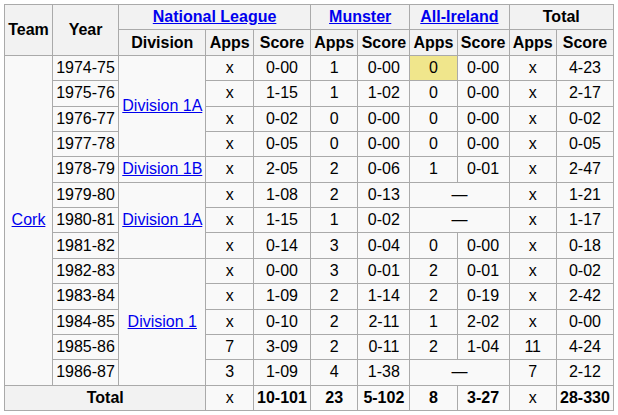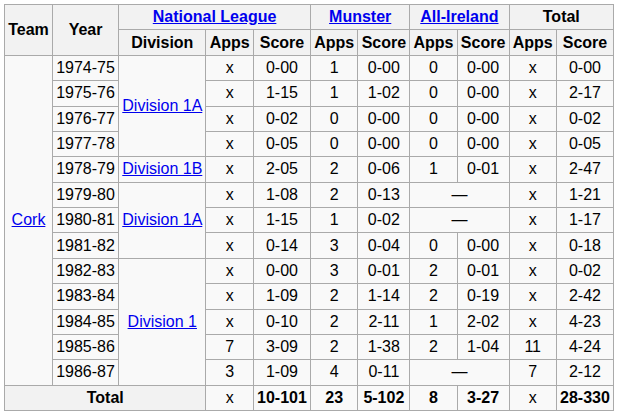(433, 67) khaki background -> (433, 67) no background
(585, 67) 4-23 -> (585, 67) 0-00
(585, 321) 0-00 -> (585, 321) 4-23
(384, 347) 0-11 -> (384, 347) 1-38
(384, 372) 1-38 -> (384, 372) 0-11
